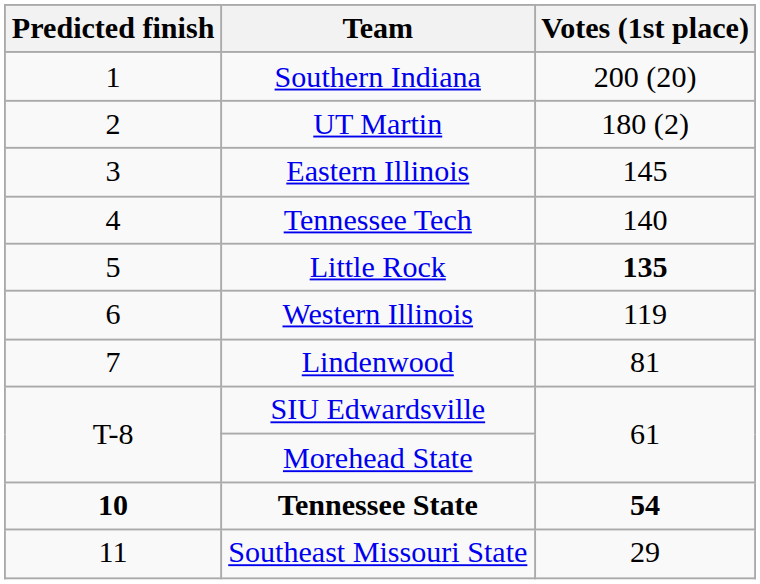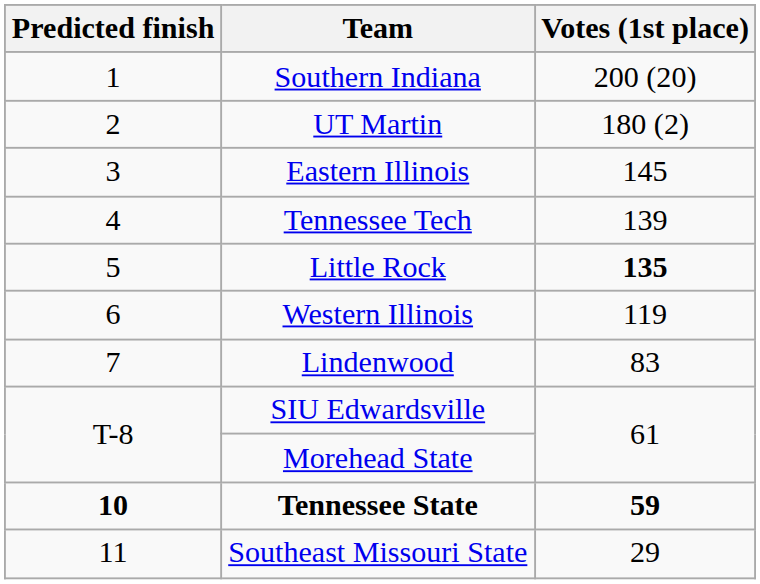(645, 219) 140 -> (645, 219) 139
(645, 362) 81 -> (645, 362) 83
(645, 505) 54 -> (645, 505) 59
